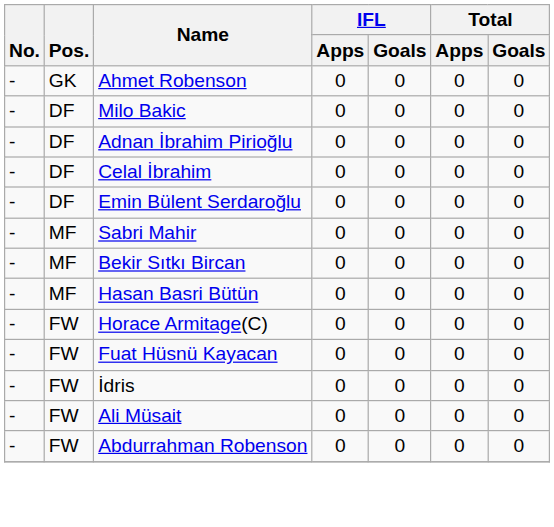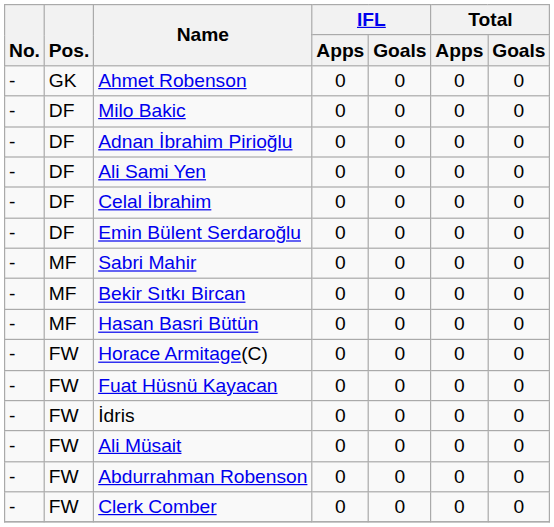+ row: (152, 171)
+ row: (157, 506)
